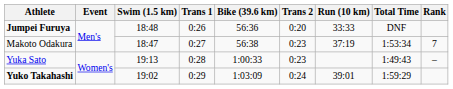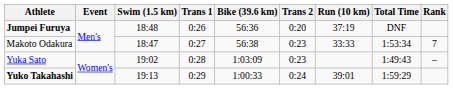(344, 28) 33:33 -> (344, 28) 37:19
(344, 44) 37:19 -> (344, 44) 33:33
(147, 60) 19:13 -> (147, 60) 19:02
(247, 60) 1:00:33 -> (247, 60) 1:03:09
(147, 76) 19:02 -> (147, 76) 19:13
(247, 76) 1:03:09 -> (247, 76) 1:00:33
